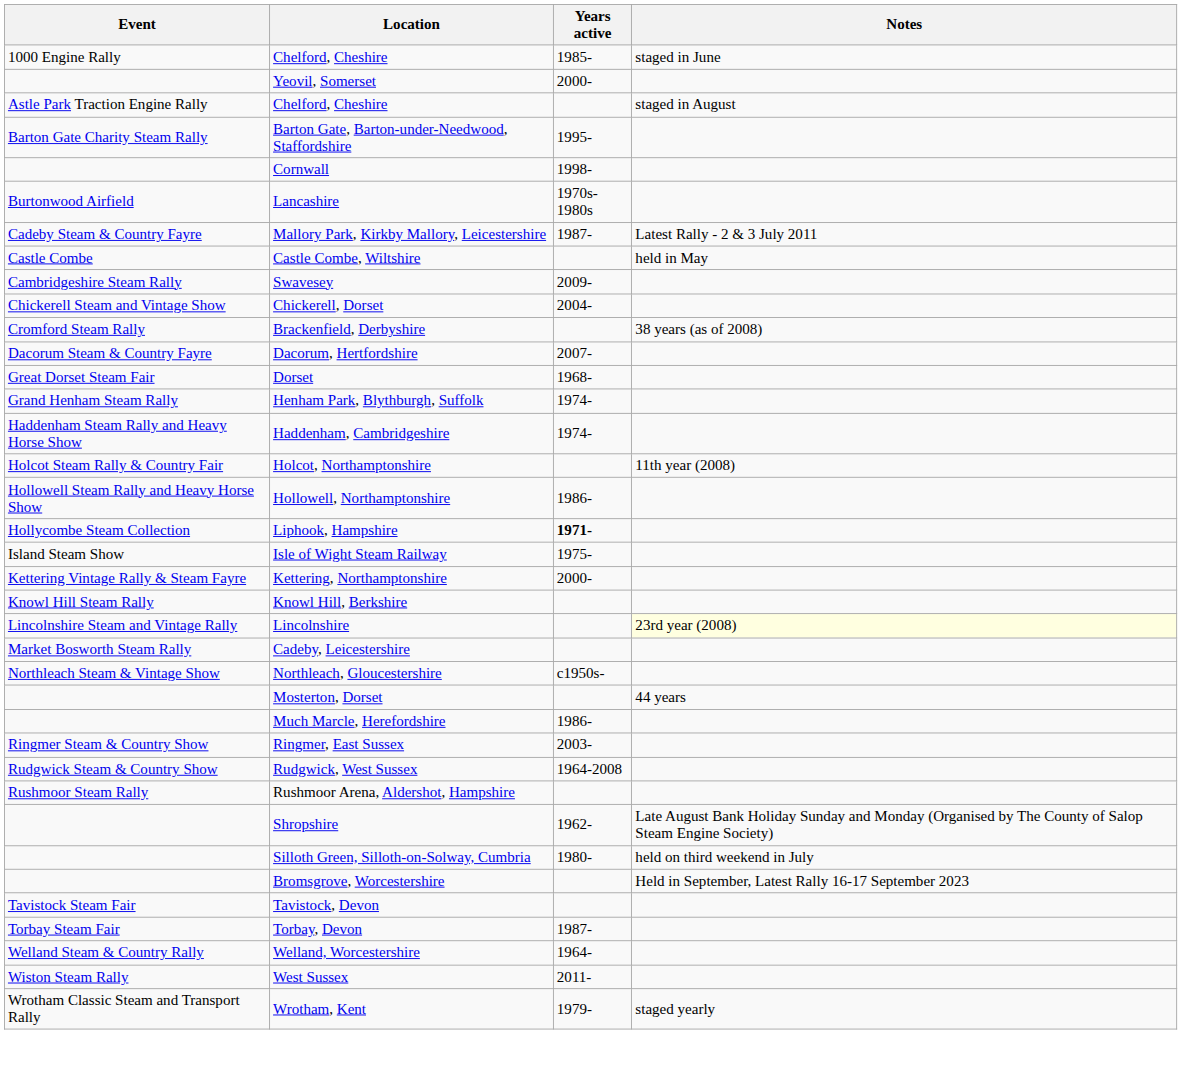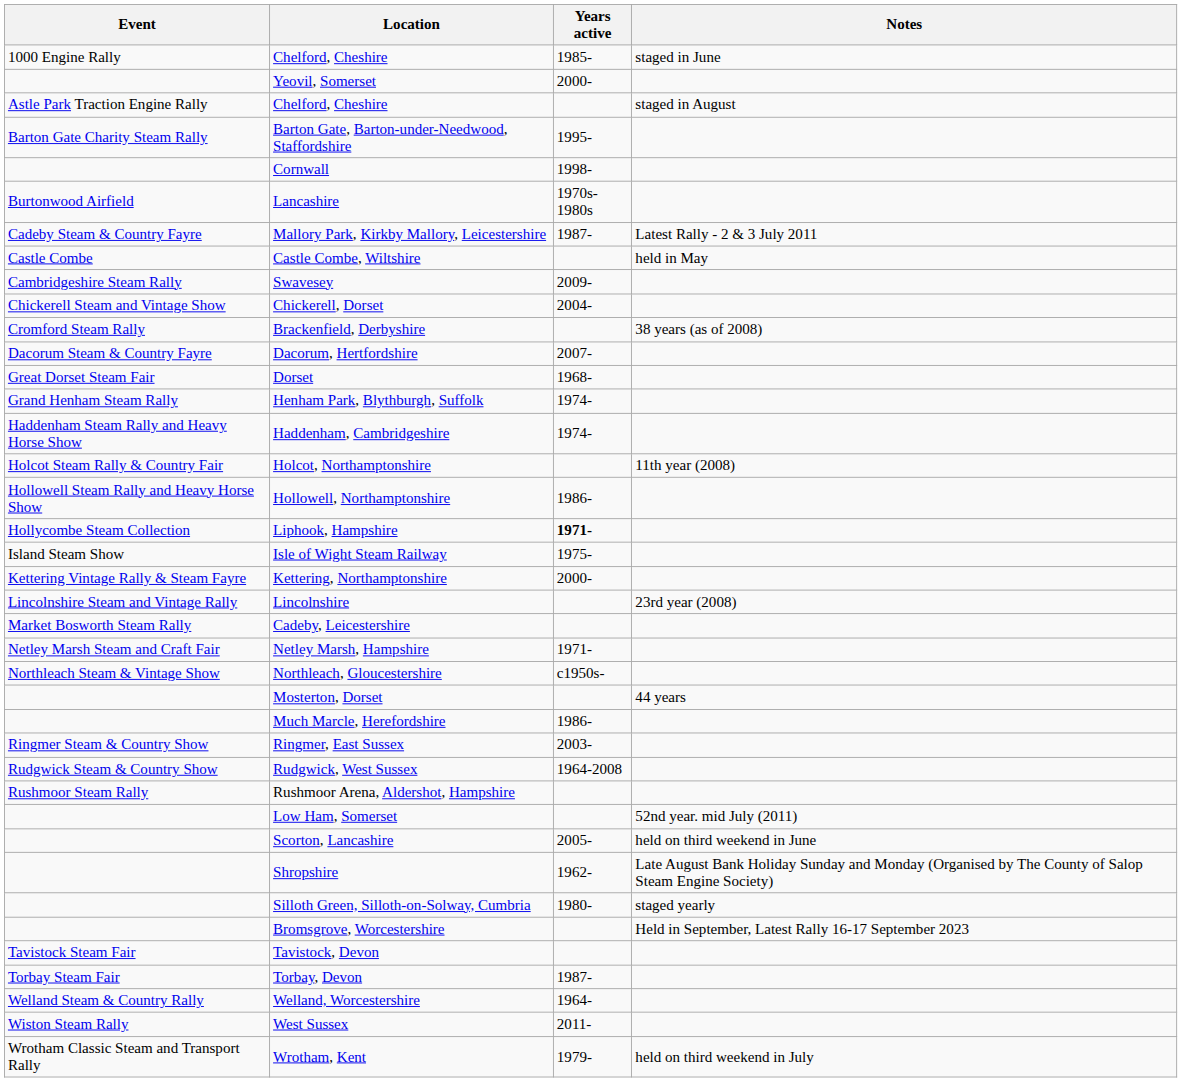- row: (81, 601)
(686, 625) lightyellow background -> (686, 601) no background
+ row: (114, 649)
+ row: (137, 817)
+ row: (137, 840)
(725, 857) held on third weekend in July -> (675, 905) staged yearly
(675, 1008) staged yearly -> (725, 1056) held on third weekend in July
